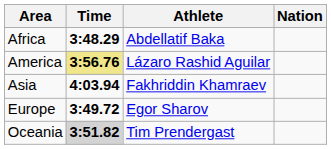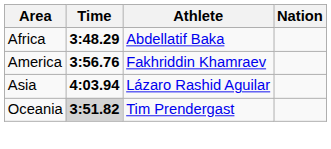(94, 62) khaki background -> (94, 62) no background
(198, 62) Lázaro Rashid Aguilar -> (196, 62) Fakhriddin Khamraev
(196, 86) Fakhriddin Khamraev -> (198, 86) Lázaro Rashid Aguilar
- row: (32, 109)
